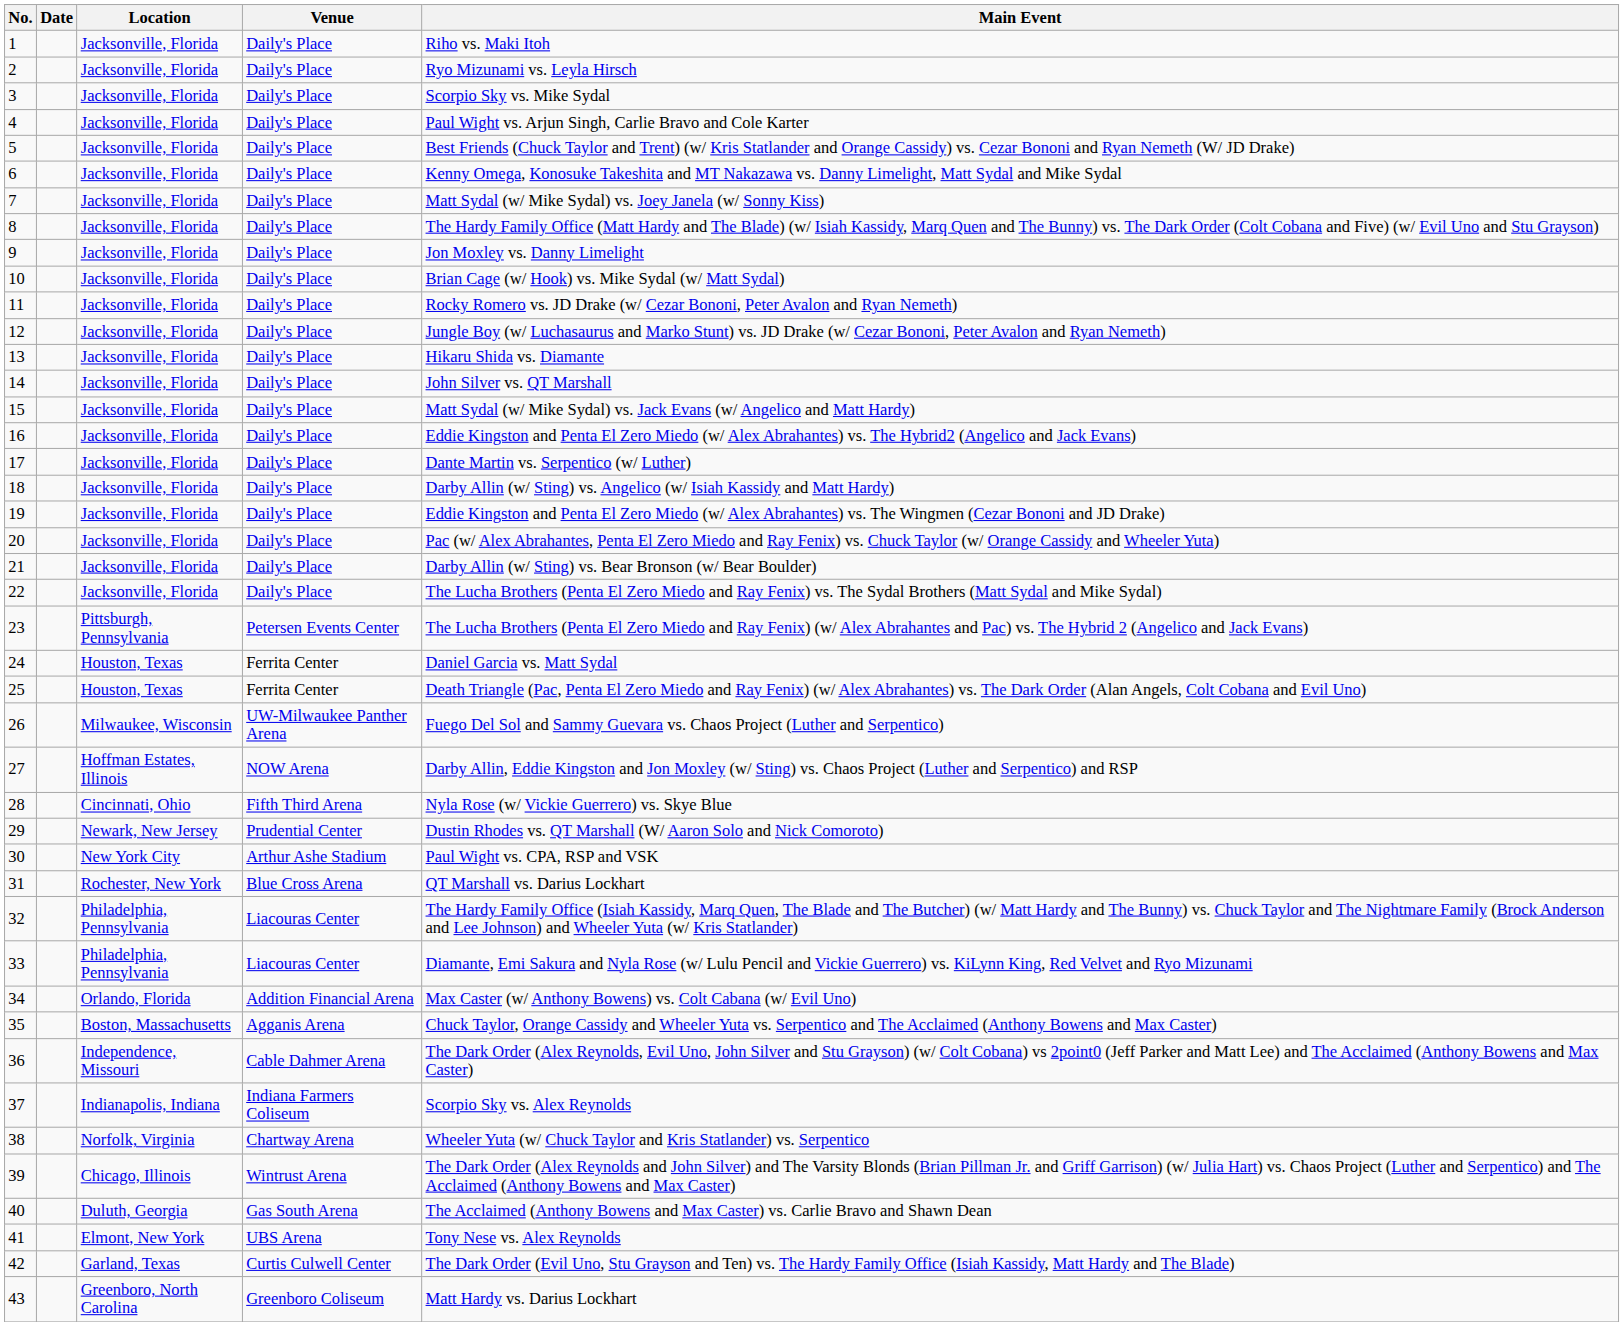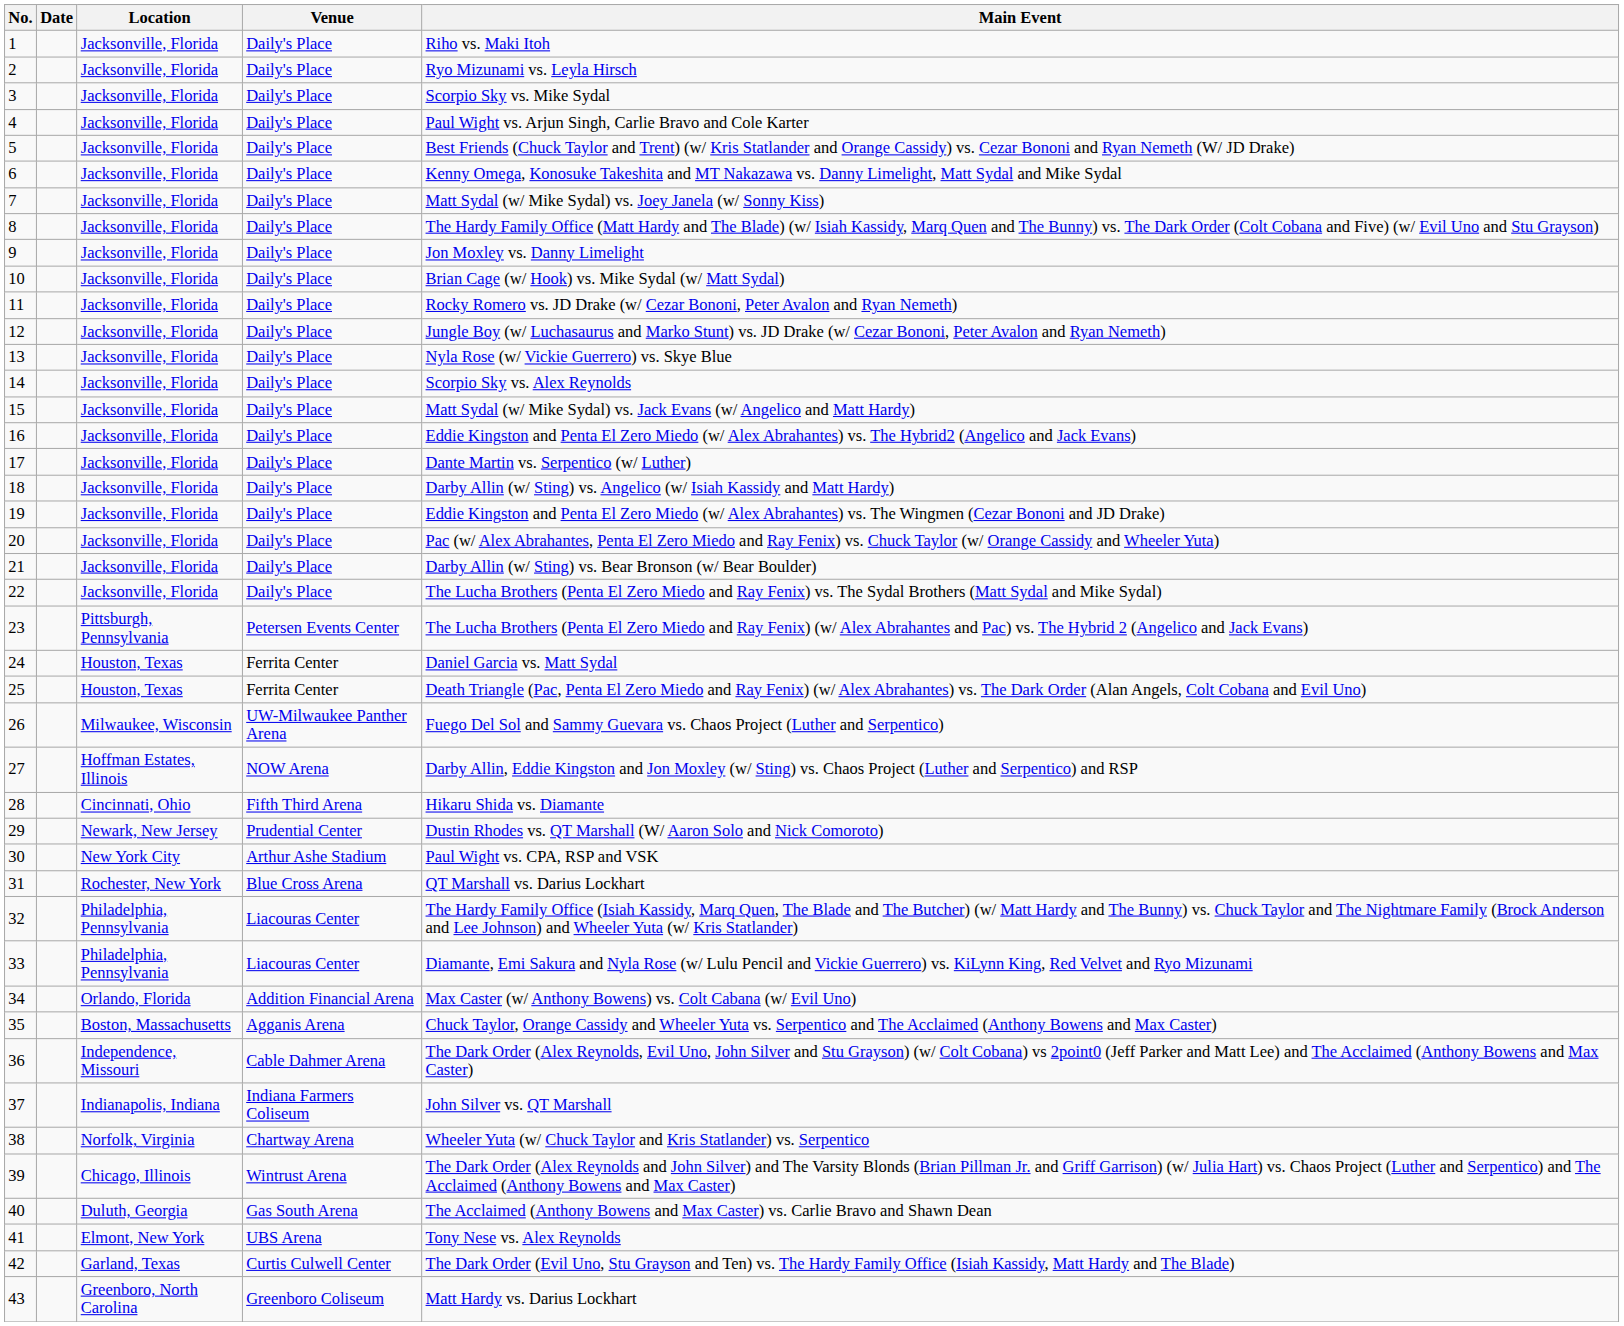(515, 357) Hikaru Shida vs. Diamante -> (579, 357) Nyla Rose (w/ Vickie Guerrero) vs. Skye Blue
(519, 383) John Silver vs. QT Marshall -> (528, 383) Scorpio Sky vs. Alex Reynolds
(579, 805) Nyla Rose (w/ Vickie Guerrero) vs. Skye Blue -> (515, 805) Hikaru Shida vs. Diamante
(528, 1105) Scorpio Sky vs. Alex Reynolds -> (519, 1105) John Silver vs. QT Marshall
